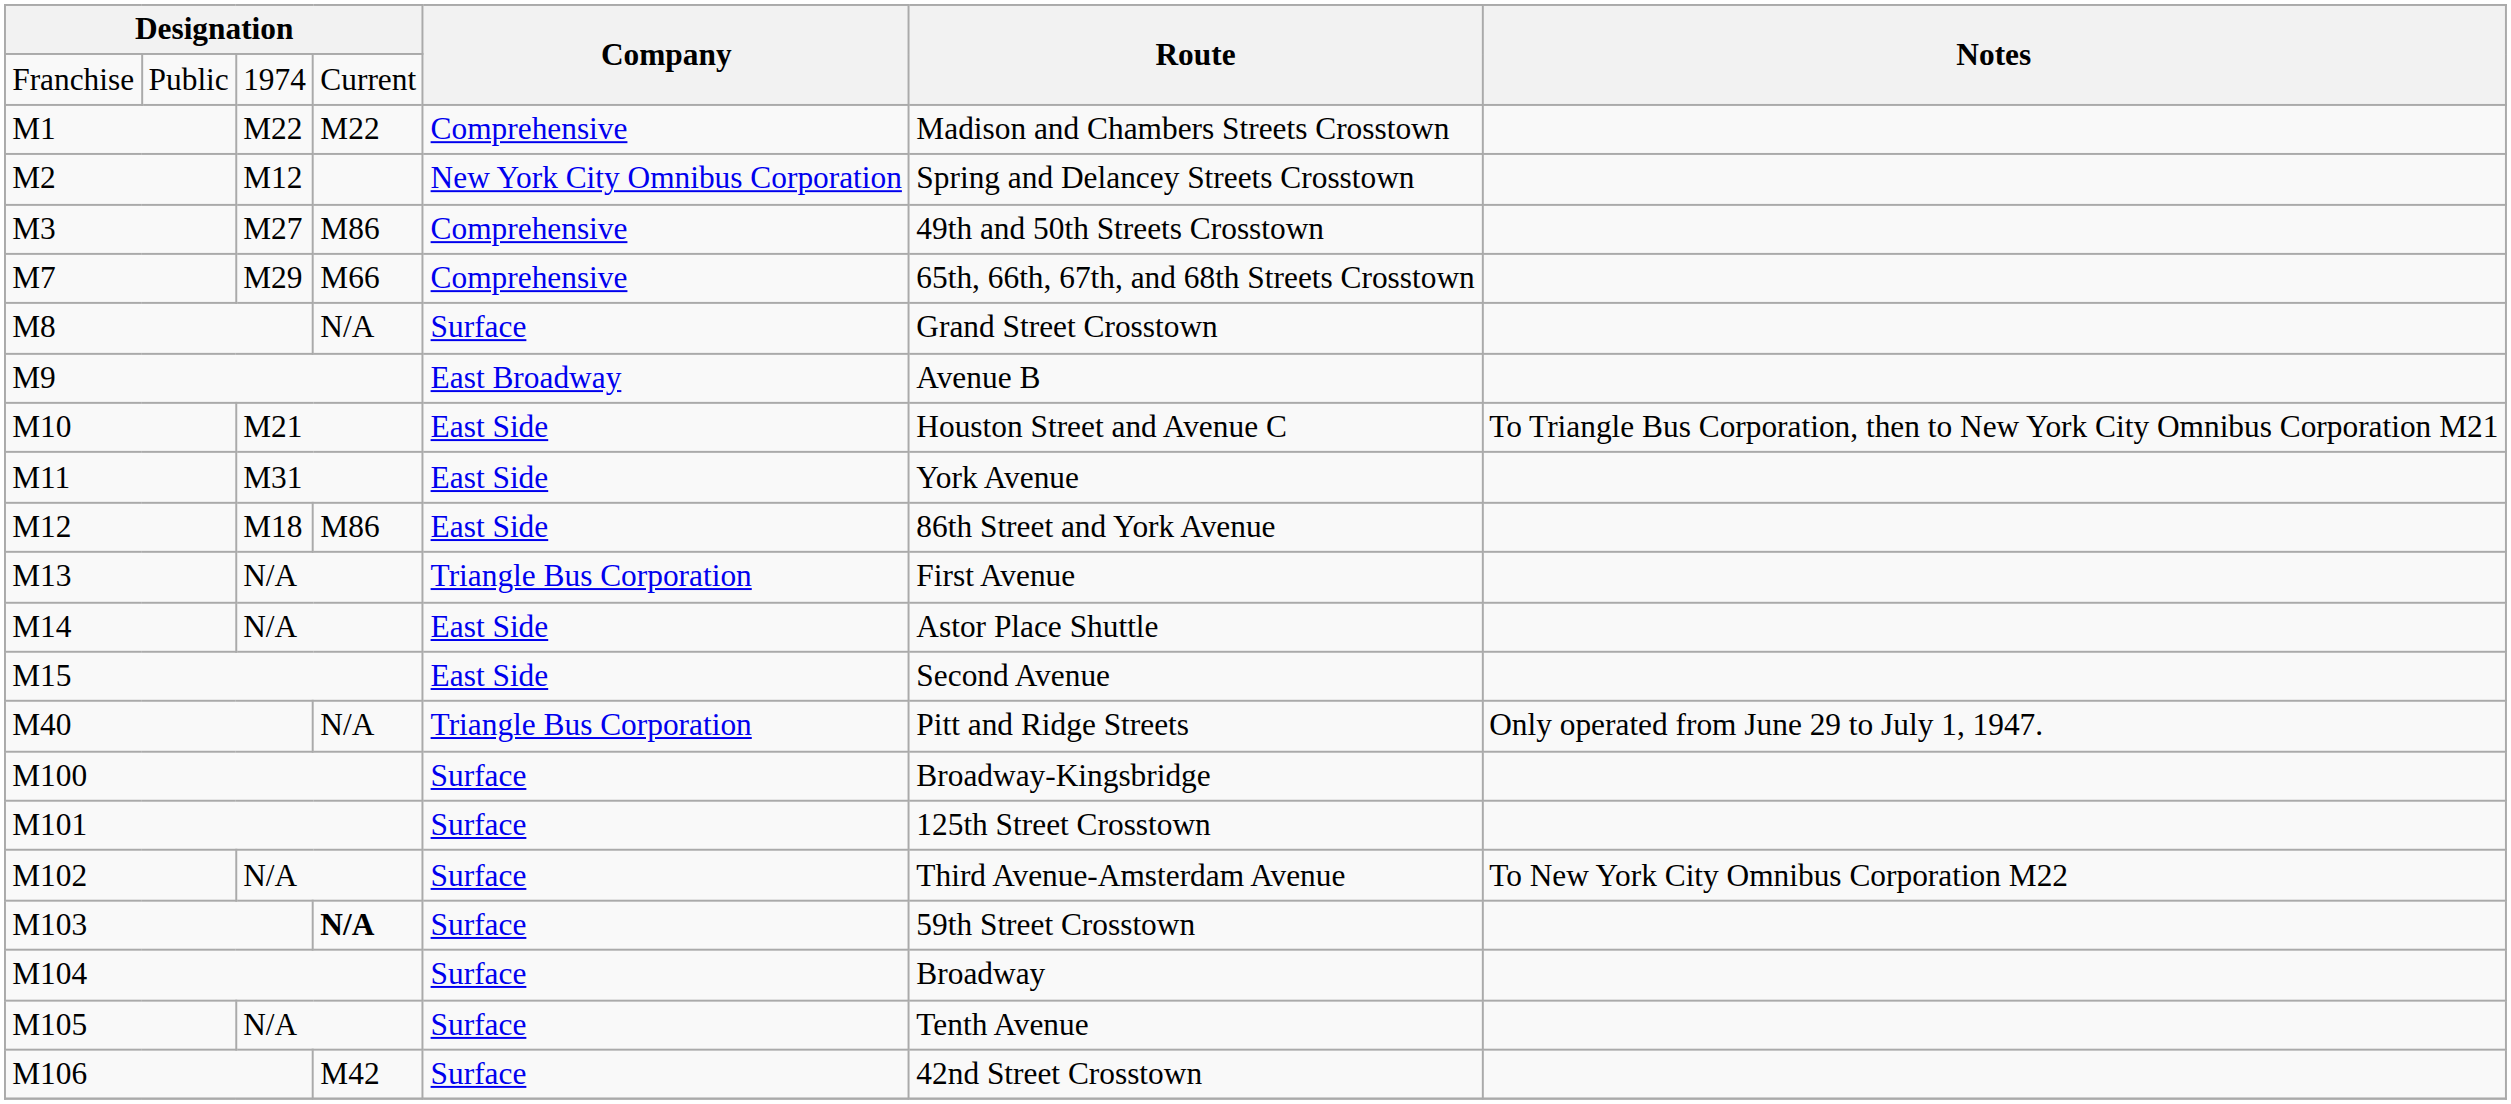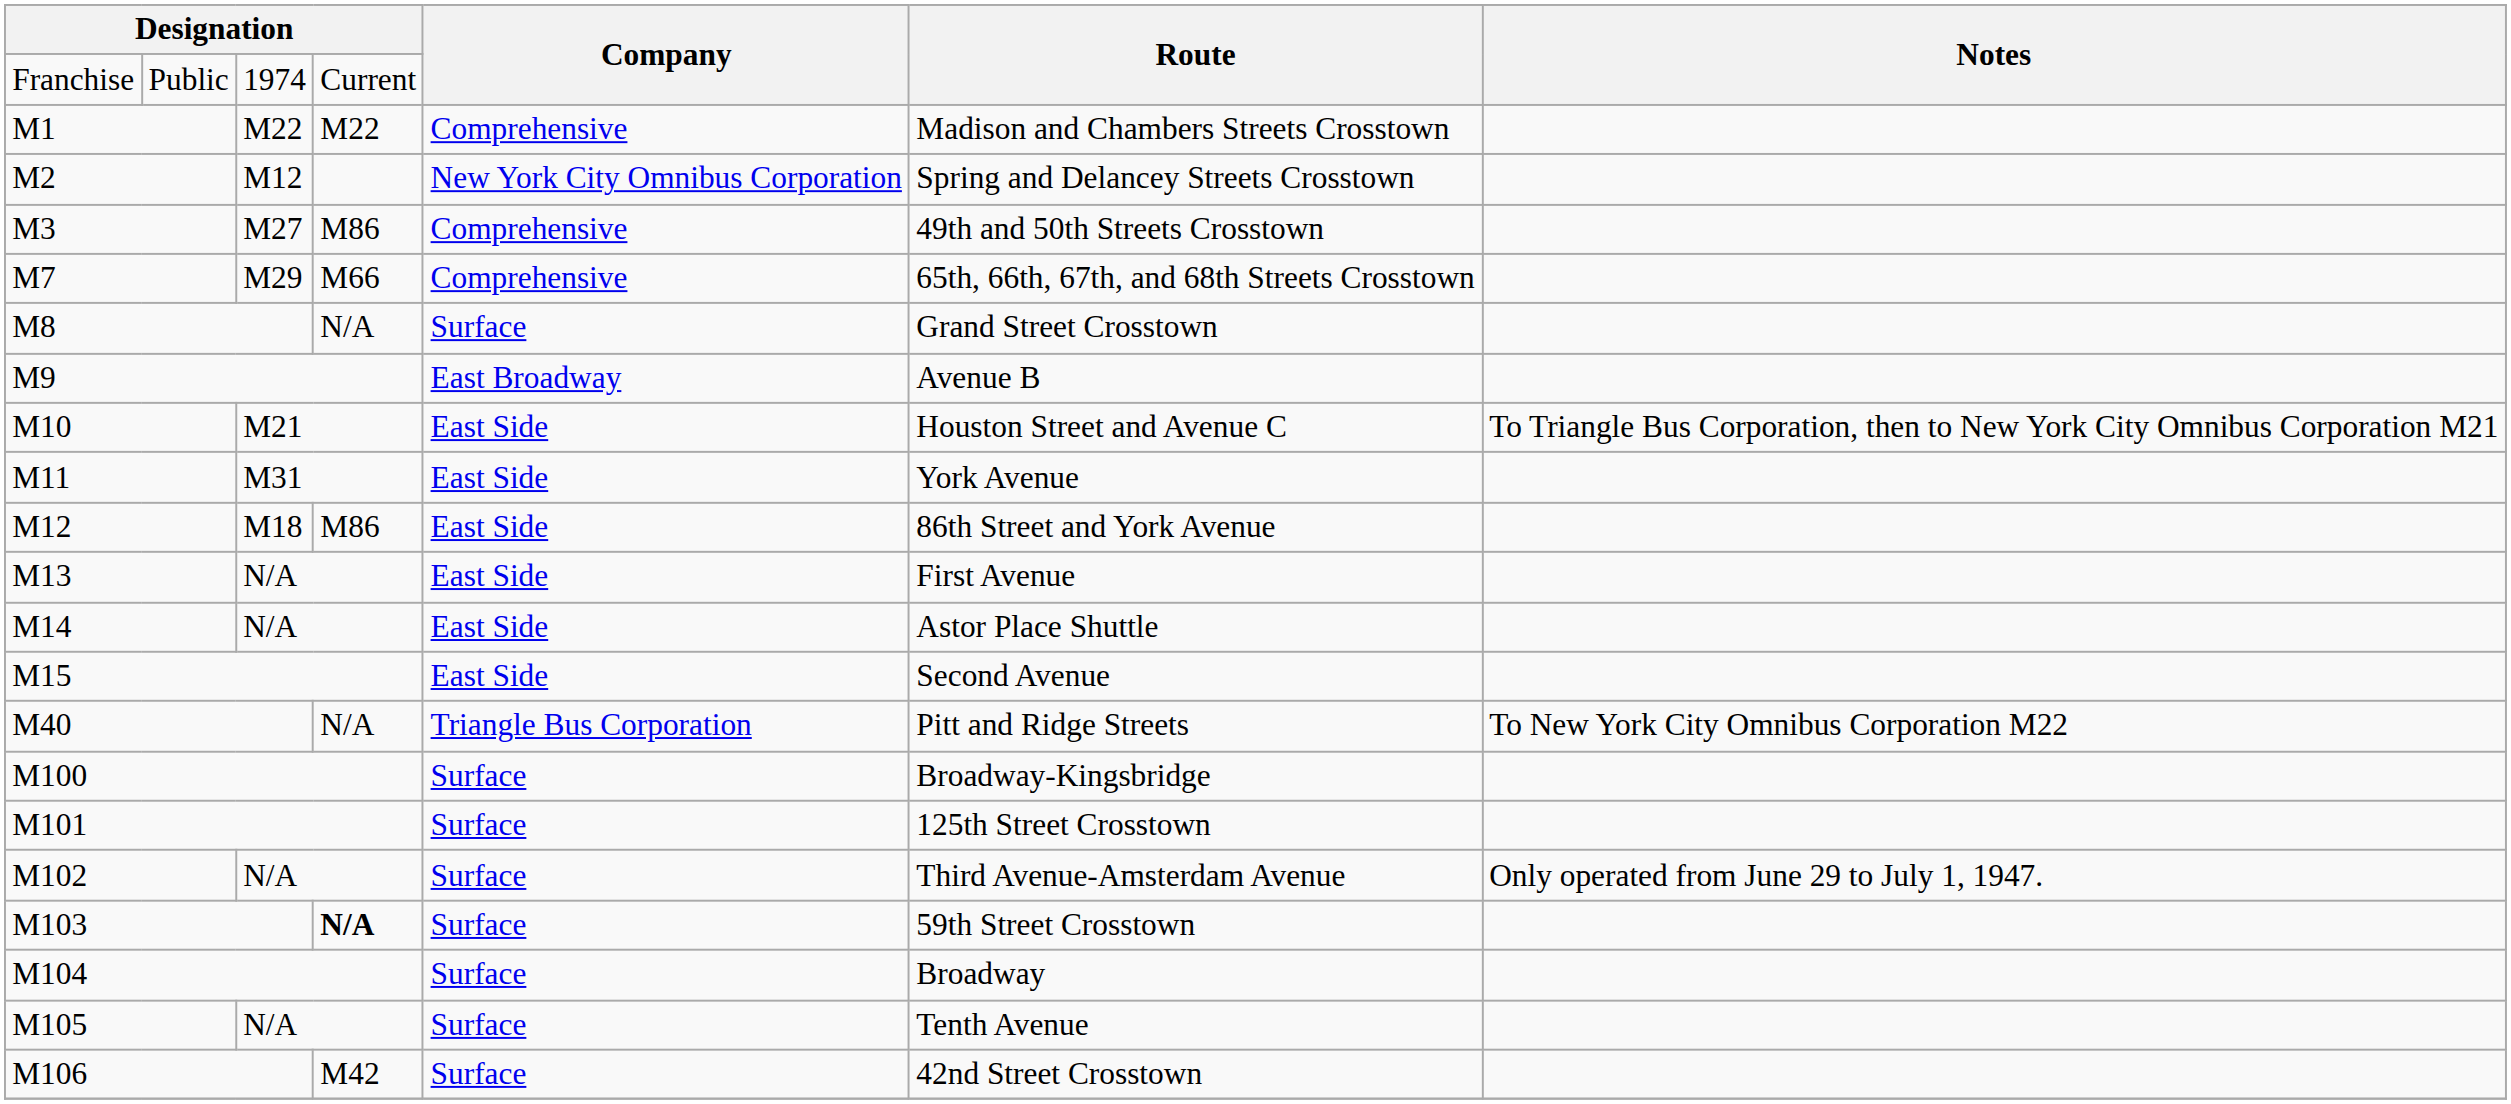(591, 576) Triangle Bus Corporation -> (489, 576) East Side
(1766, 725) Only operated from June 29 to July 1, 1947. -> (1779, 725) To New York City Omnibus Corporation M22
(1779, 874) To New York City Omnibus Corporation M22 -> (1766, 874) Only operated from June 29 to July 1, 1947.
